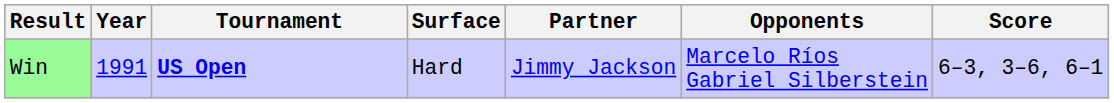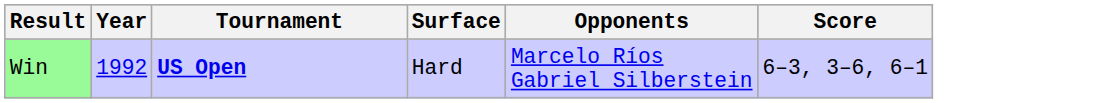- column: (594, 22)
(122, 69) 1991 -> (122, 69) 1992
